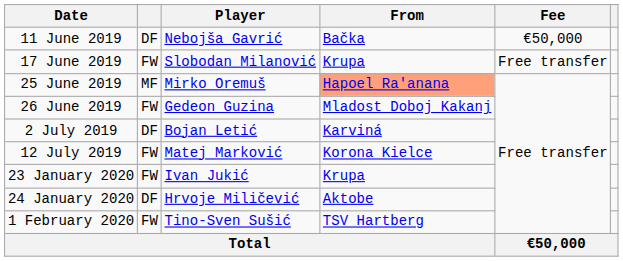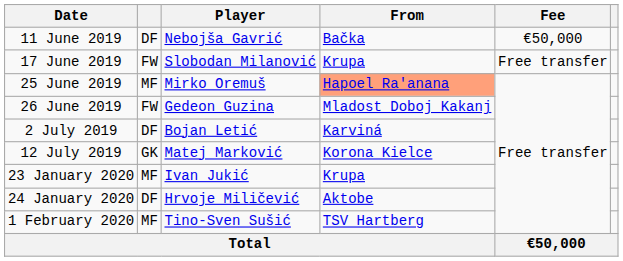(149, 153) FW -> (149, 153) GK
(149, 176) FW -> (149, 176) MF
(149, 222) FW -> (149, 222) MF
